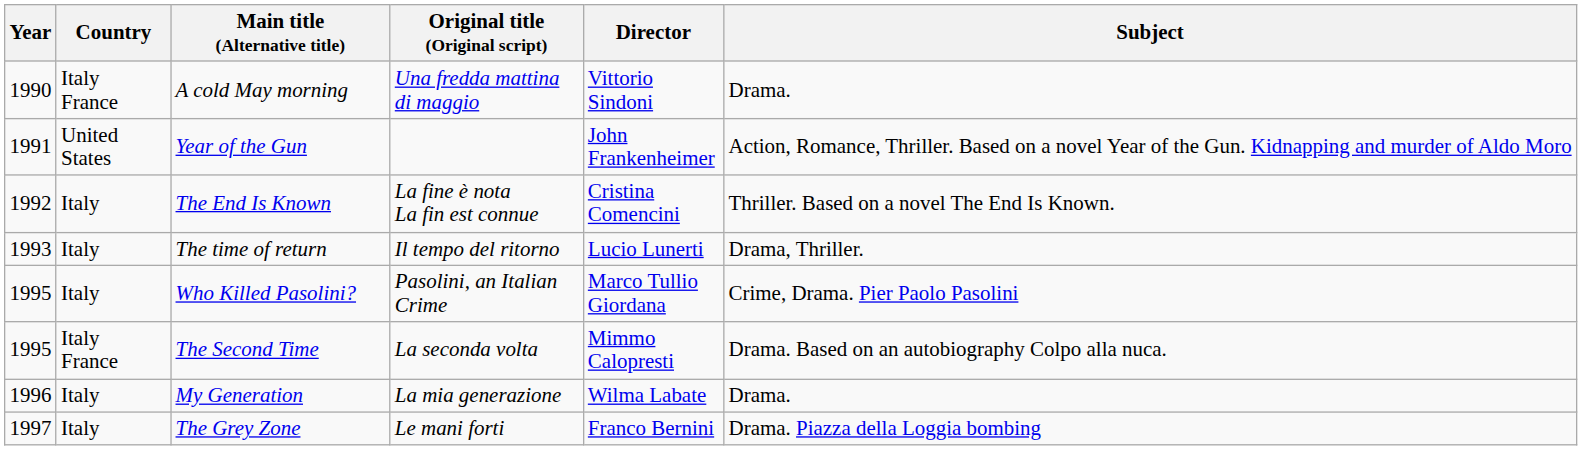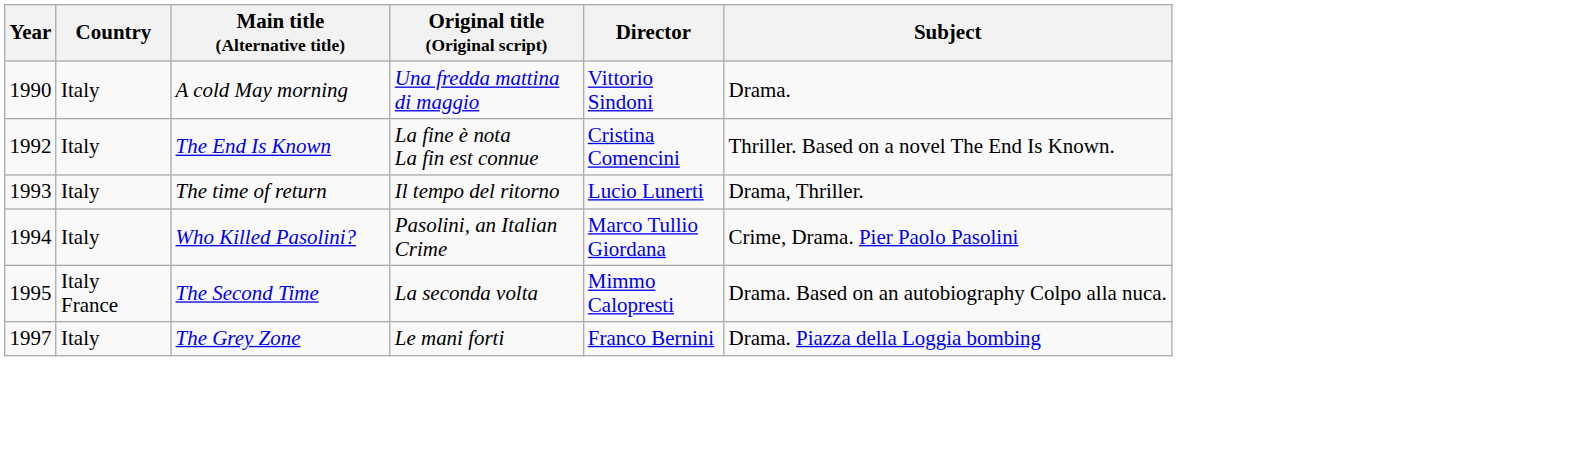(90, 89) Italy France -> (80, 89) Italy
- row: (241, 146)
(30, 293) 1995 -> (30, 236) 1994
- row: (239, 395)
